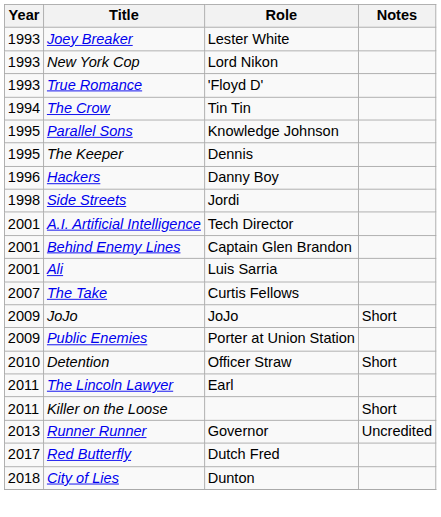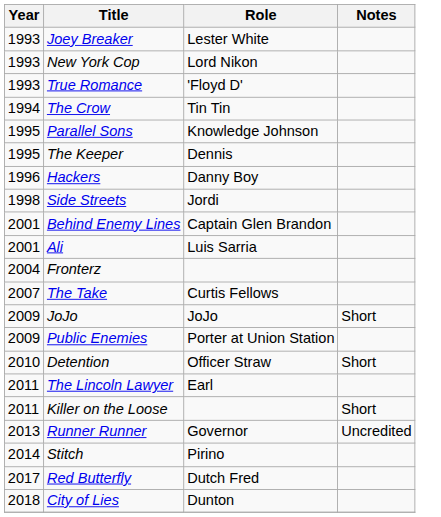- row: (124, 223)
+ row: (74, 270)
+ row: (65, 454)
